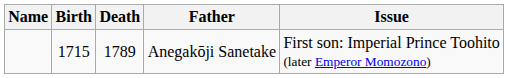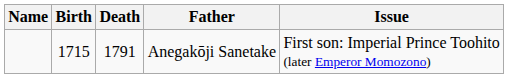(120, 51) 1789 -> (120, 51) 1791
